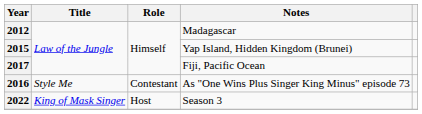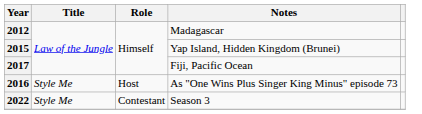(154, 83) Contestant -> (128, 83) Host
(80, 100) King of Mask Singer -> (53, 100) Style Me
(141, 100) Host -> (142, 100) Contestant
